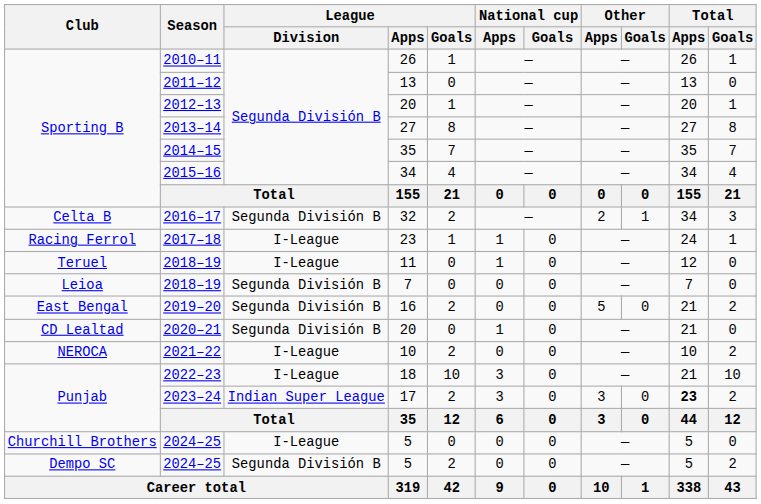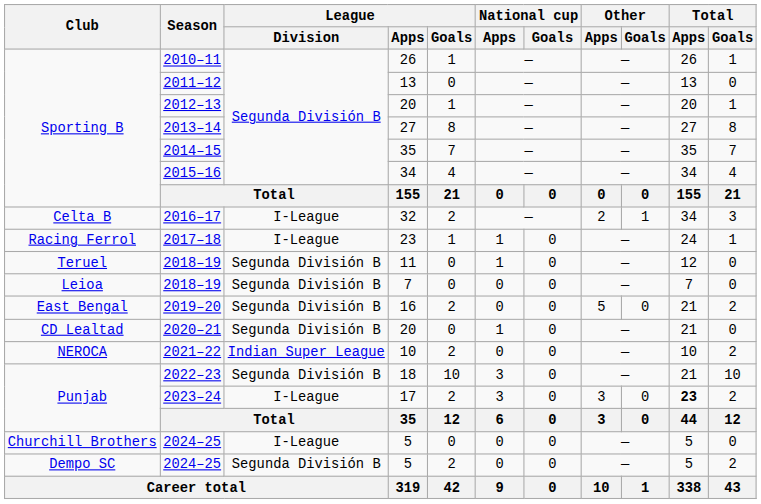(306, 218) Segunda División B -> (306, 218) I-League
(306, 263) I-League -> (306, 263) Segunda División B
(306, 353) I-League -> (306, 353) Indian Super League
(306, 375) I-League -> (306, 375) Segunda División B
(306, 398) Indian Super League -> (306, 398) I-League
